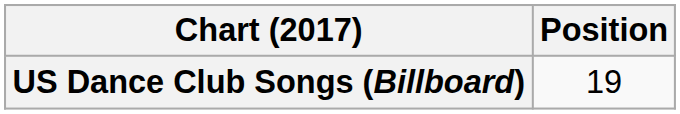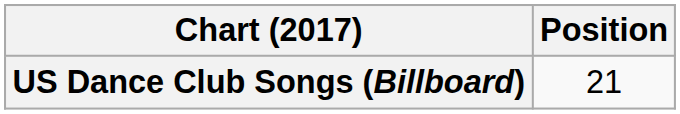(604, 81) 19 -> (604, 81) 21
